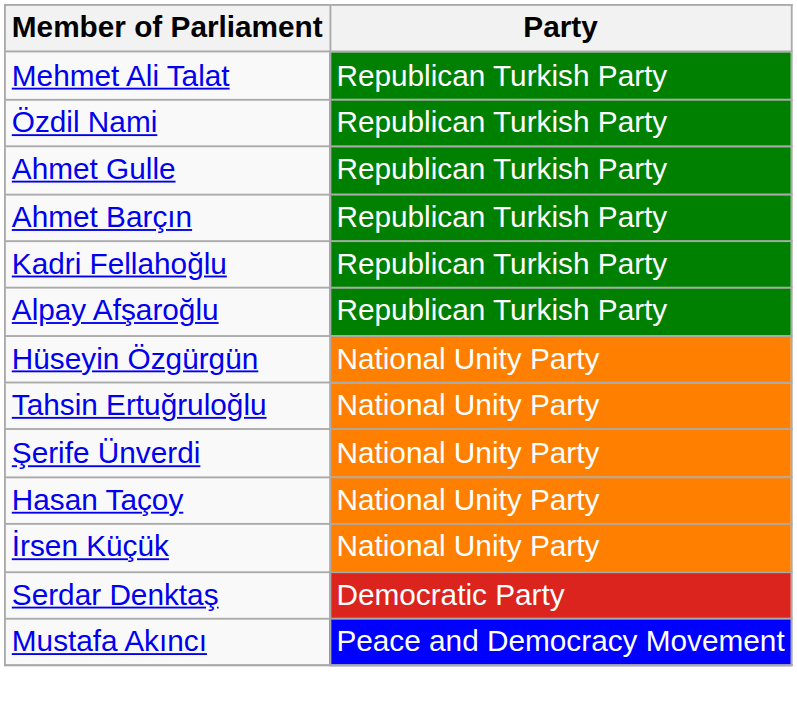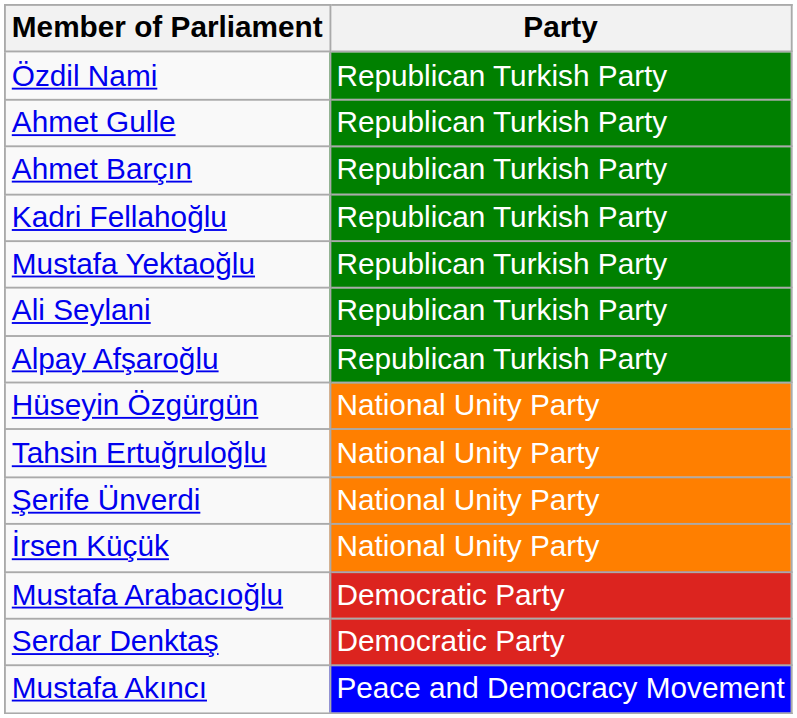- row: (121, 75)
+ row: (133, 264)
+ row: (81, 311)
- row: (98, 500)
+ row: (147, 594)
